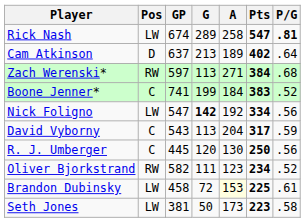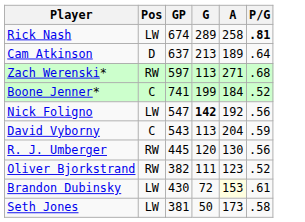- column: (260, 15)
(152, 150) C -> (152, 150) RW
(179, 169) 582 -> (179, 169) 382
(179, 188) 458 -> (179, 188) 430
